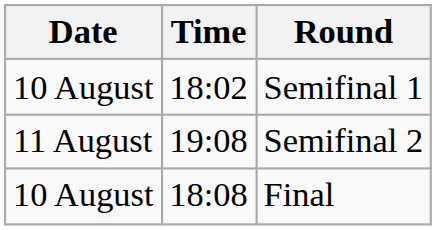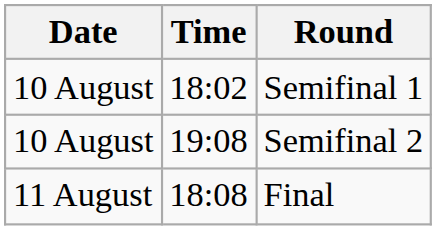(83, 140) 11 August -> (83, 140) 10 August
(83, 195) 10 August -> (83, 195) 11 August
